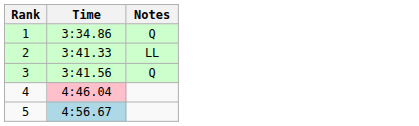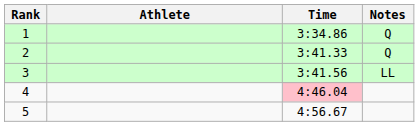+ column: (165, 14)
(152, 53) LL -> (388, 53) Q
(152, 73) Q -> (388, 73) LL
(87, 112) lightblue background -> (322, 112) no background
